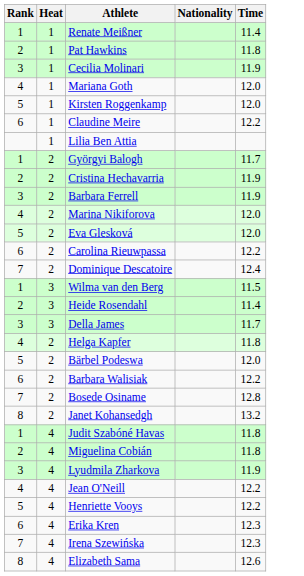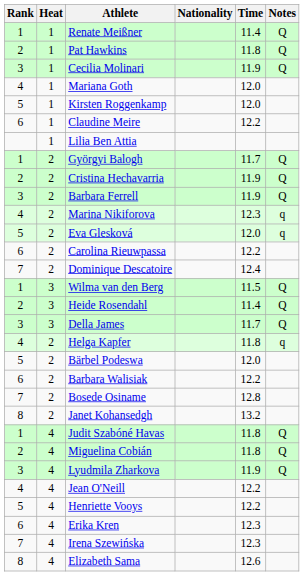+ column: (282, 13)
(251, 214) 12.0 -> (251, 214) 12.3
